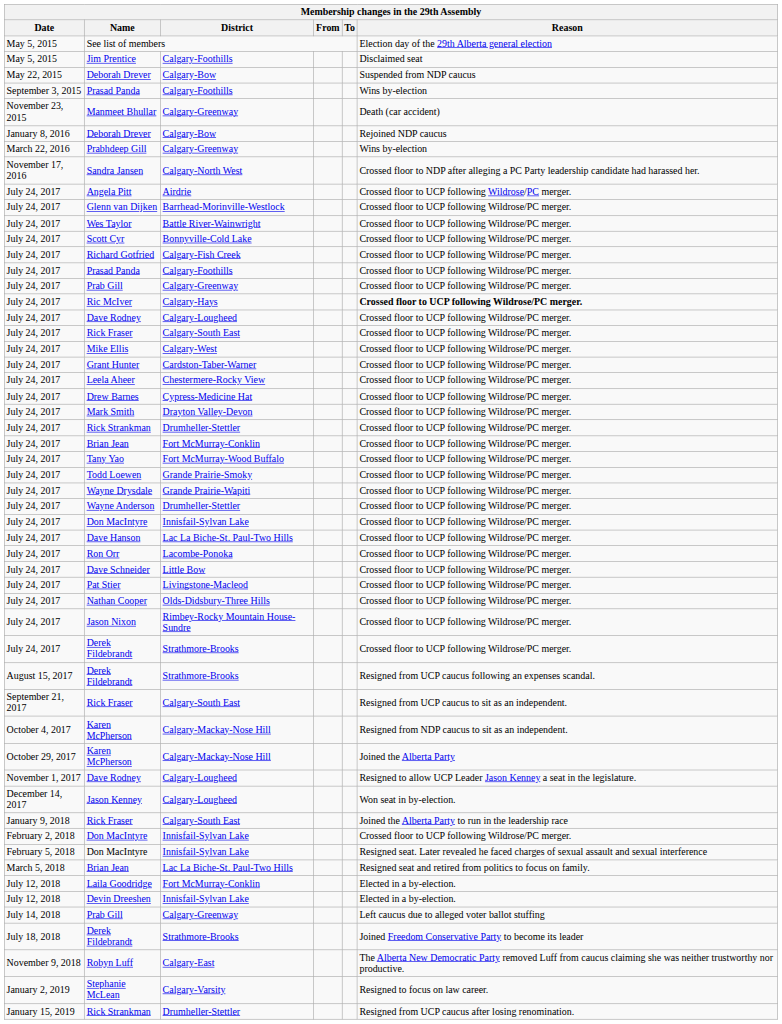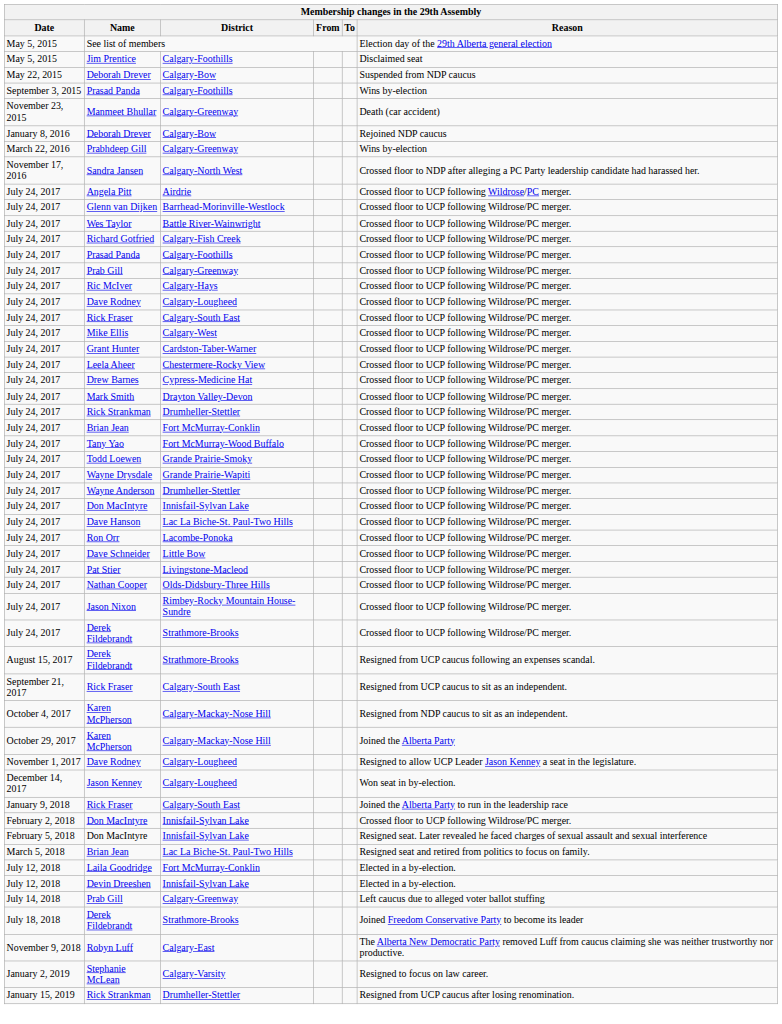- row: (33, 239)
(471, 302) bold -> (465, 286) normal
